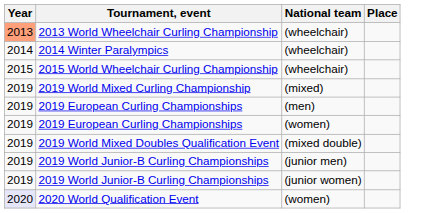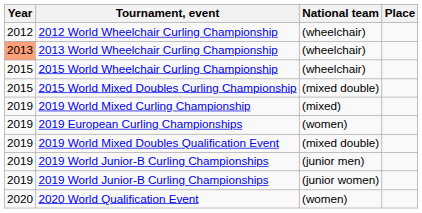+ row: (158, 32)
- row: (103, 50)
+ row: (168, 87)
- row: (140, 106)
(20, 198) lavender background -> (20, 198) no background
